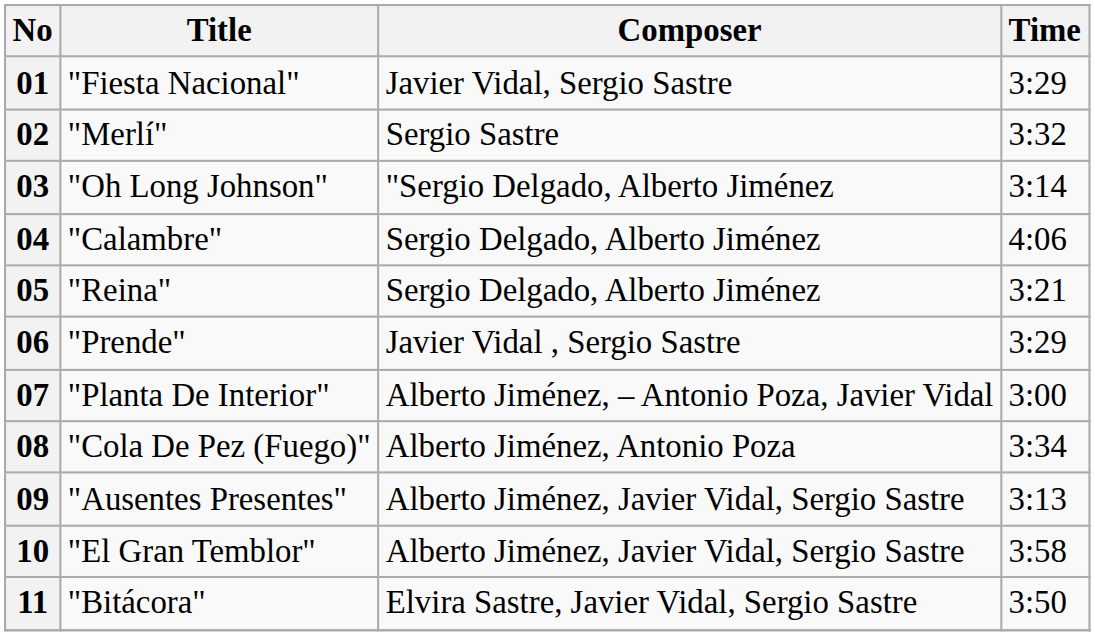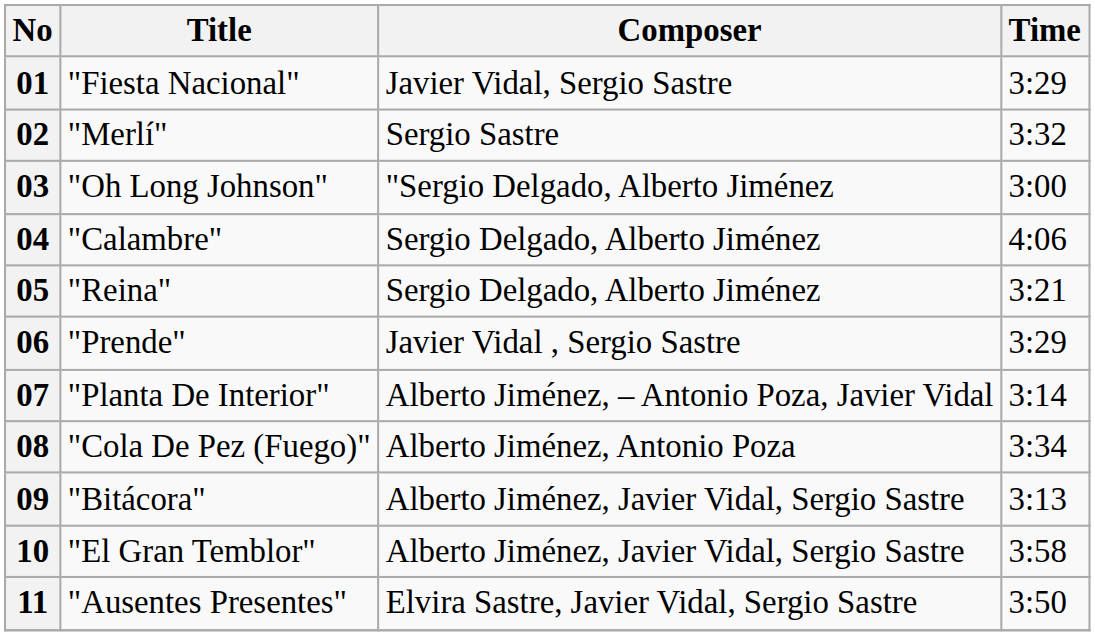(1038, 186) 3:14 -> (1038, 186) 3:00
(1038, 394) 3:00 -> (1038, 394) 3:14
(207, 498) "Ausentes Presentes" -> (137, 498) "Bitácora"
(137, 602) "Bitácora" -> (207, 602) "Ausentes Presentes"
